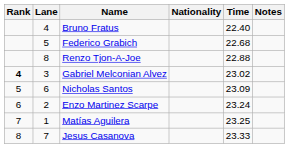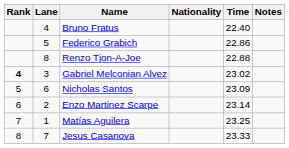(238, 43) 22.68 -> (238, 43) 22.86
(238, 105) 23.24 -> (238, 105) 23.14
